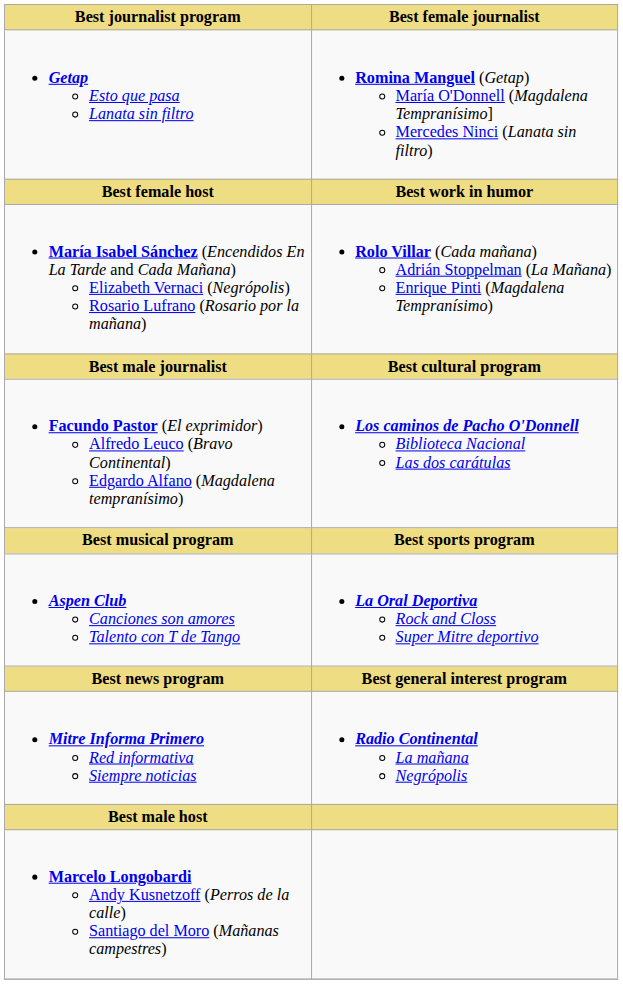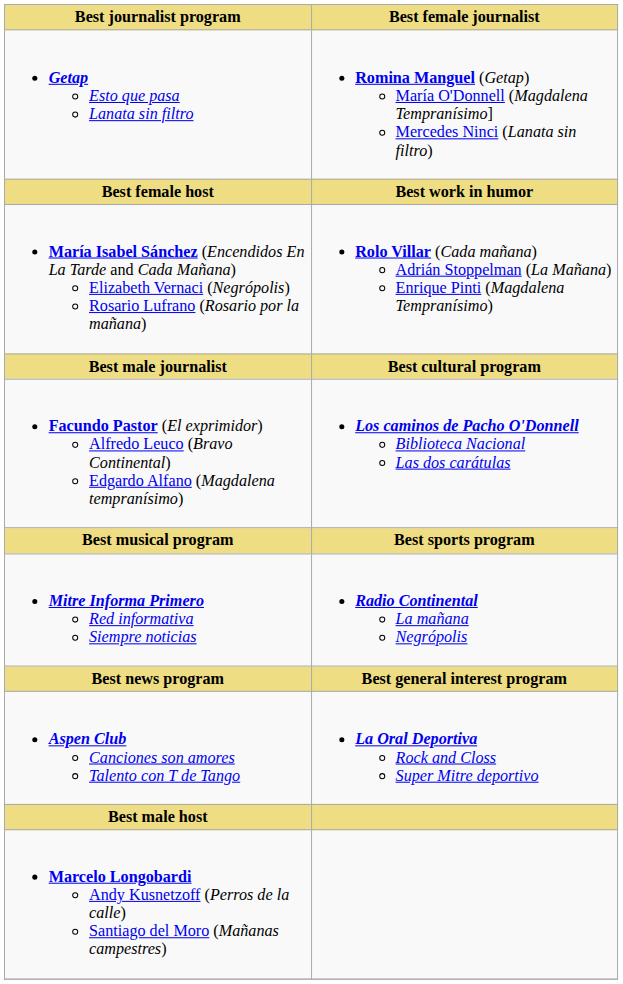rows swapped: (158, 619) <-> (158, 757)
